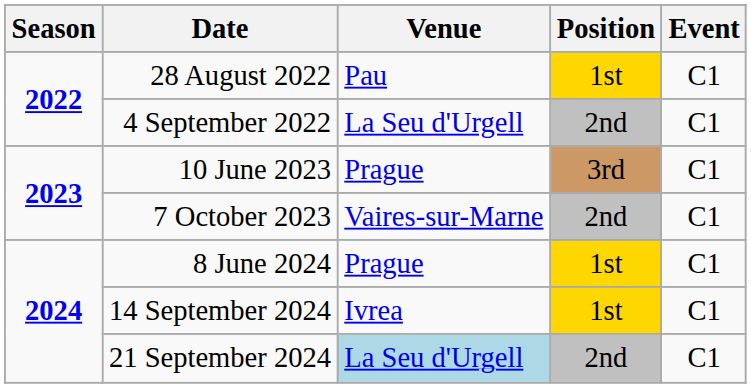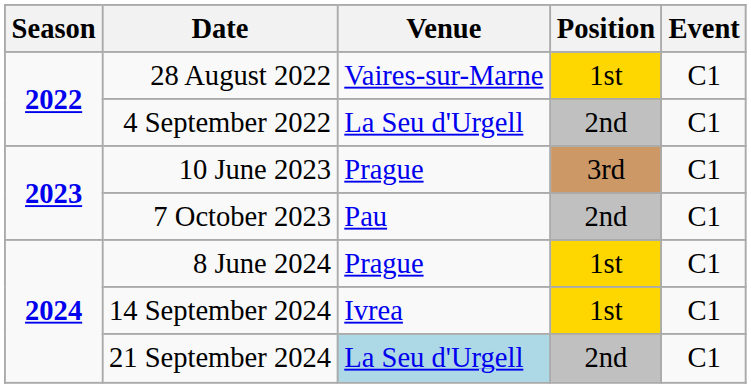(366, 75) Pau -> (444, 75) Vaires-sur-Marne
(444, 216) Vaires-sur-Marne -> (366, 216) Pau
